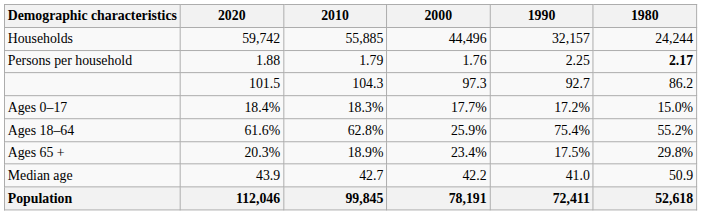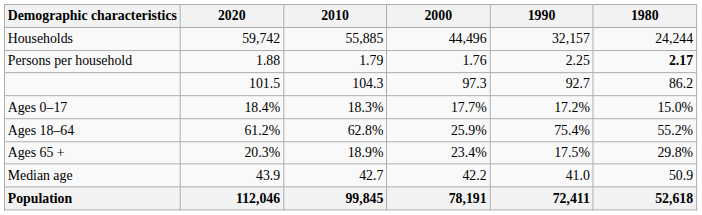(262, 130) 61.6% -> (262, 130) 61.2%
